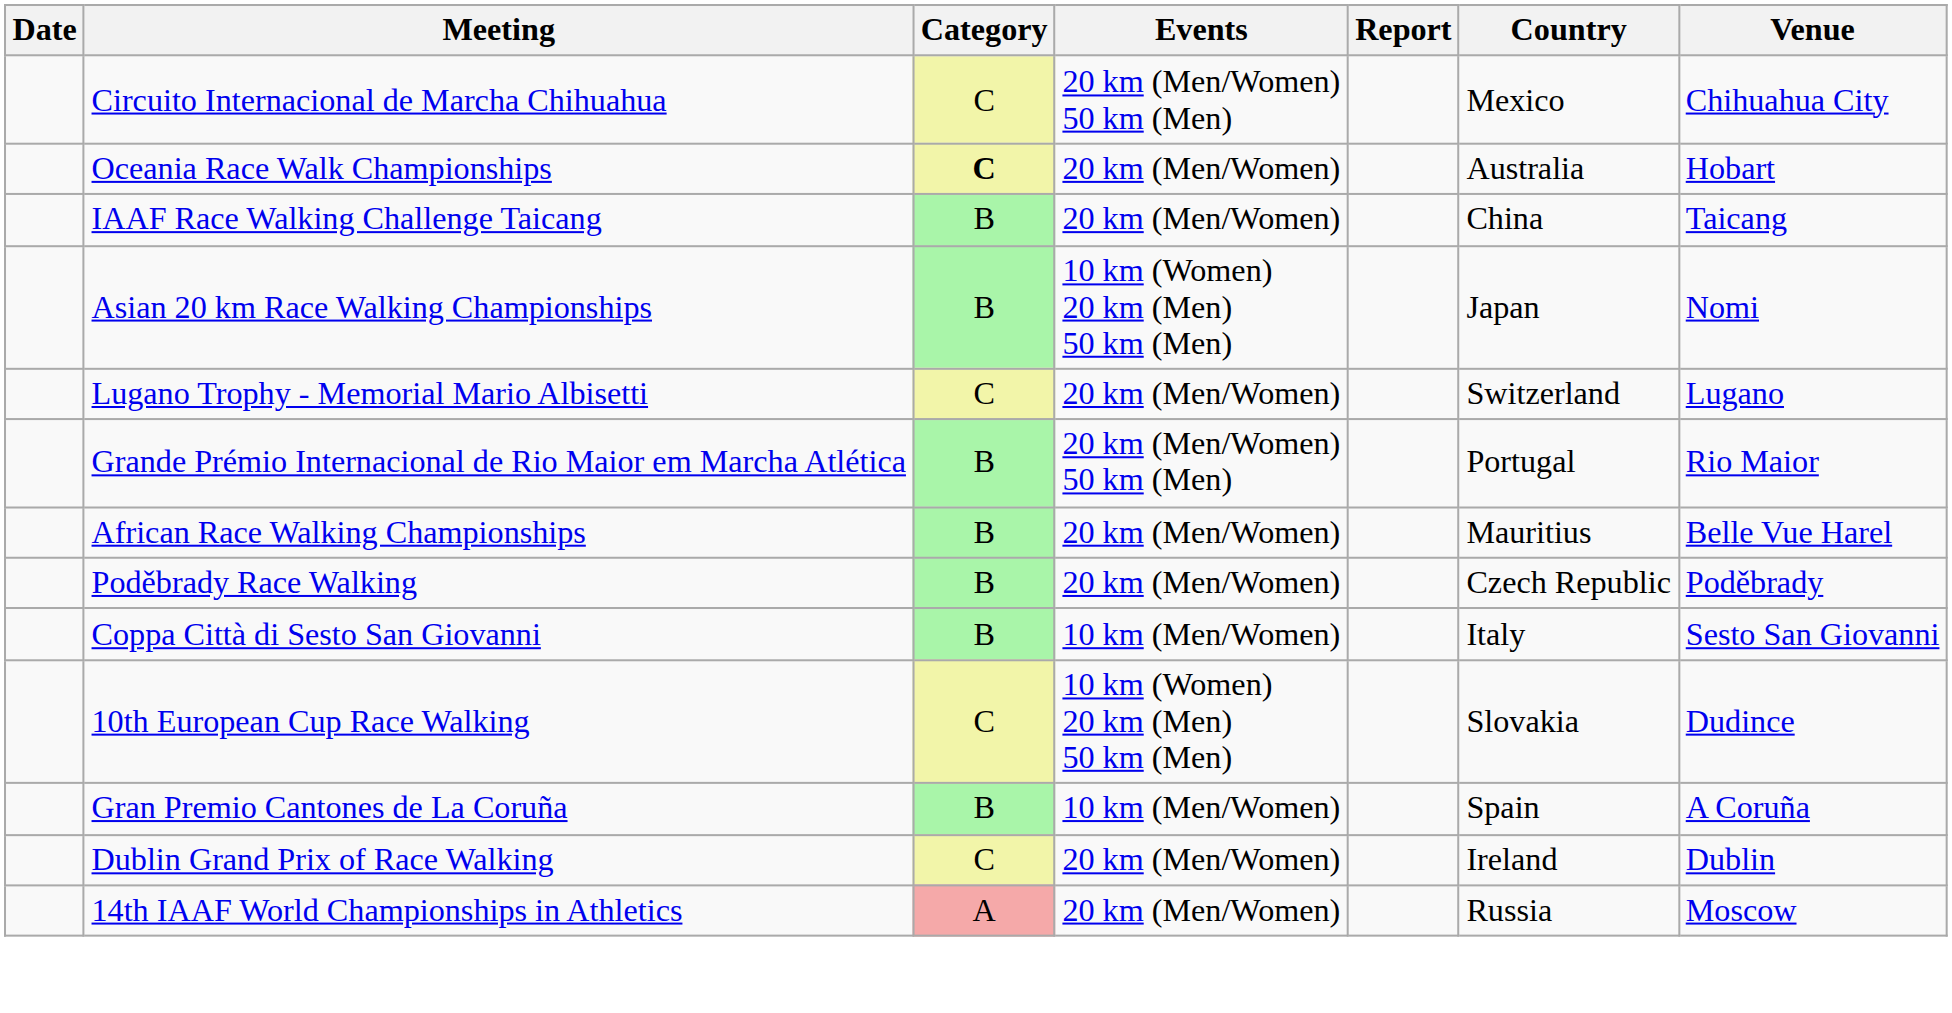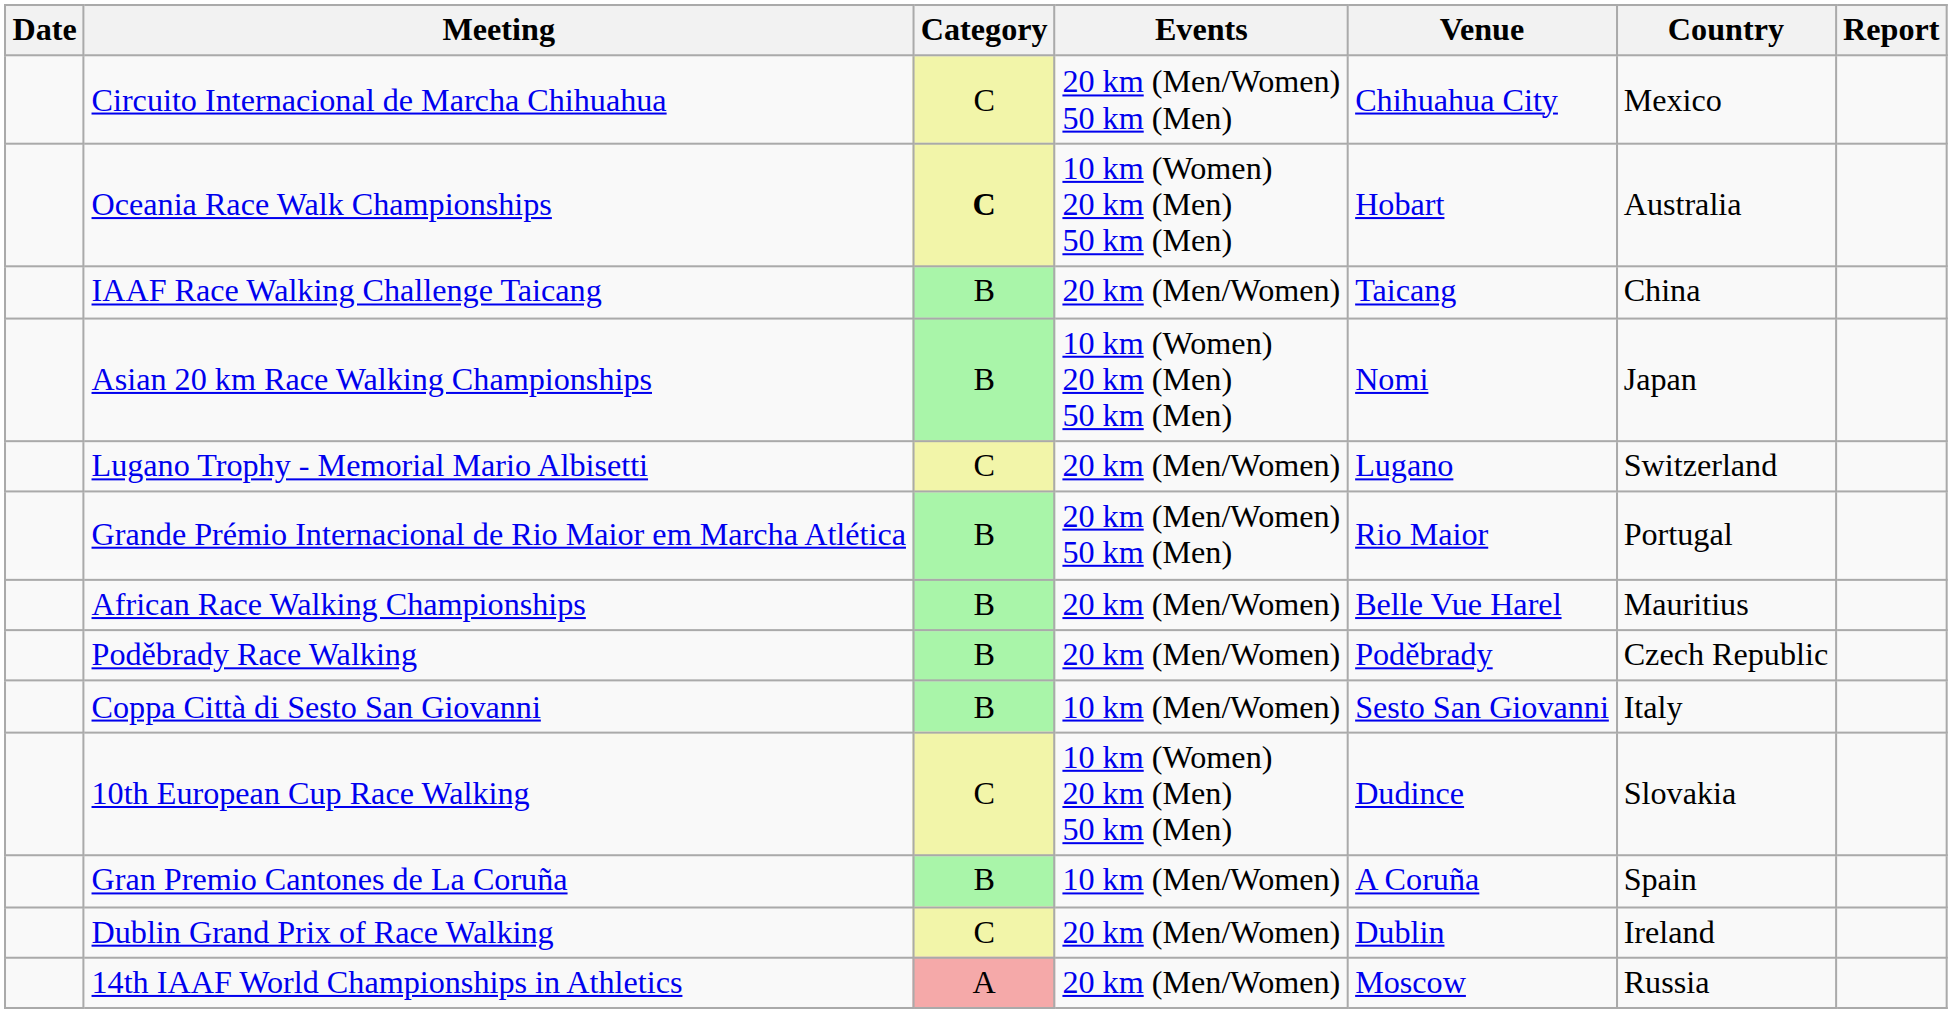columns swapped: (1813, 30) <-> (1403, 30)
(1201, 168) 20 km (Men/Women) -> (1167, 204) 10 km (Women) 20 km (Men) 50 km (Men)
